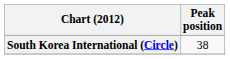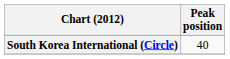(203, 44) 38 -> (203, 44) 40
